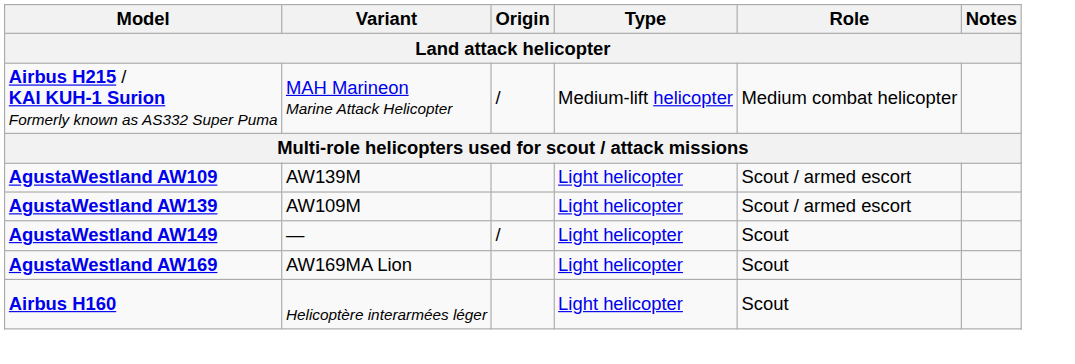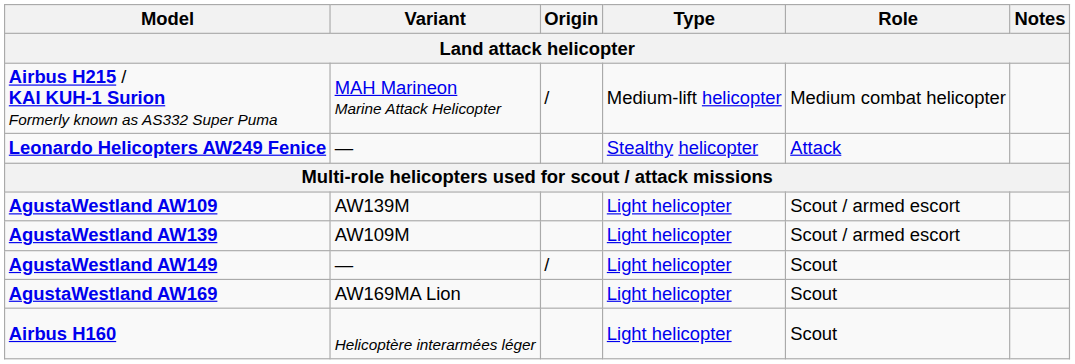+ row: (167, 148)
